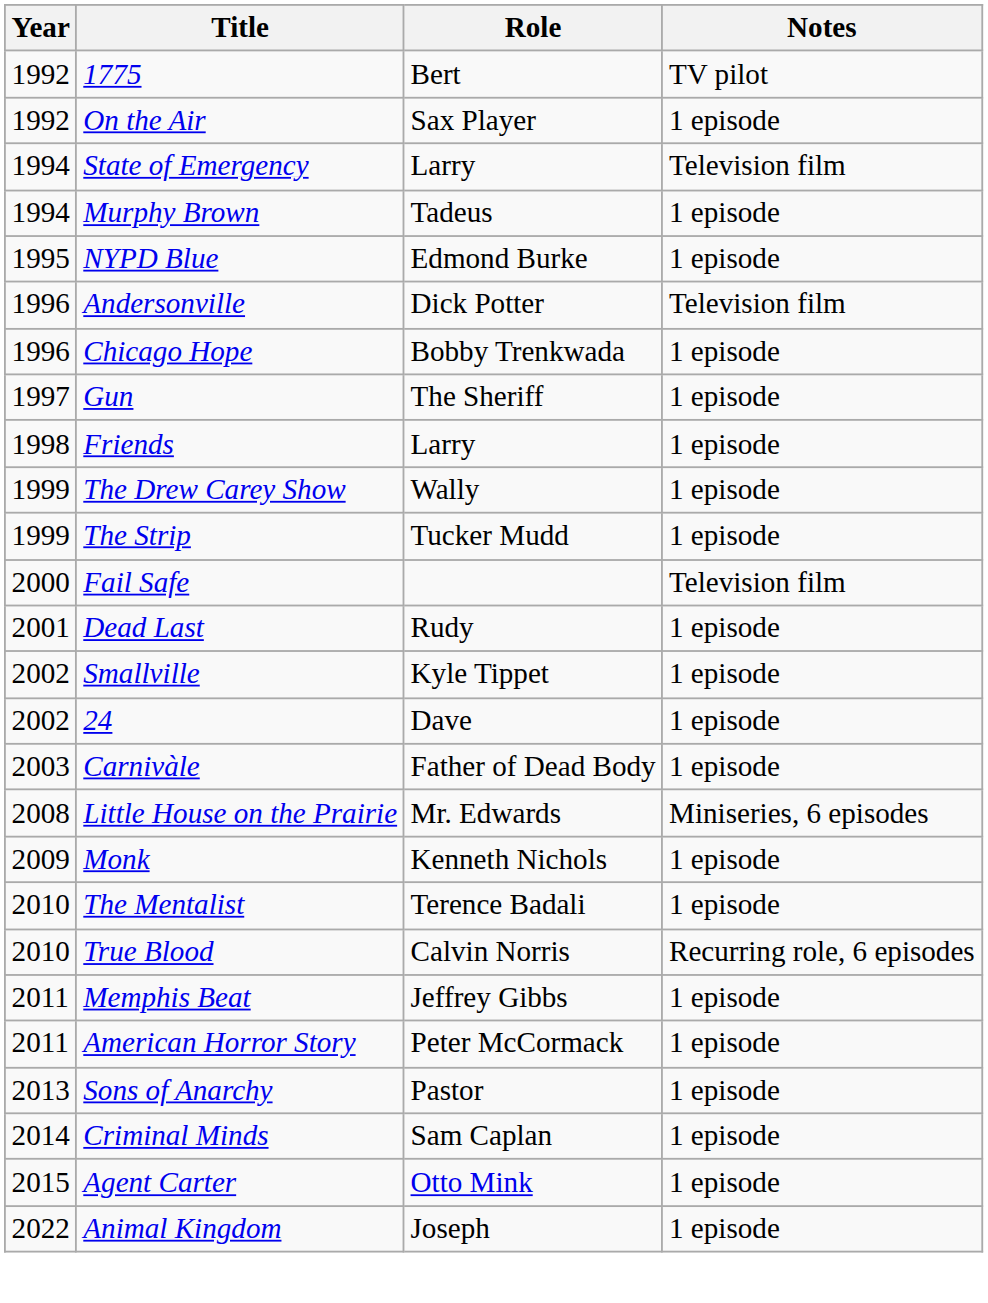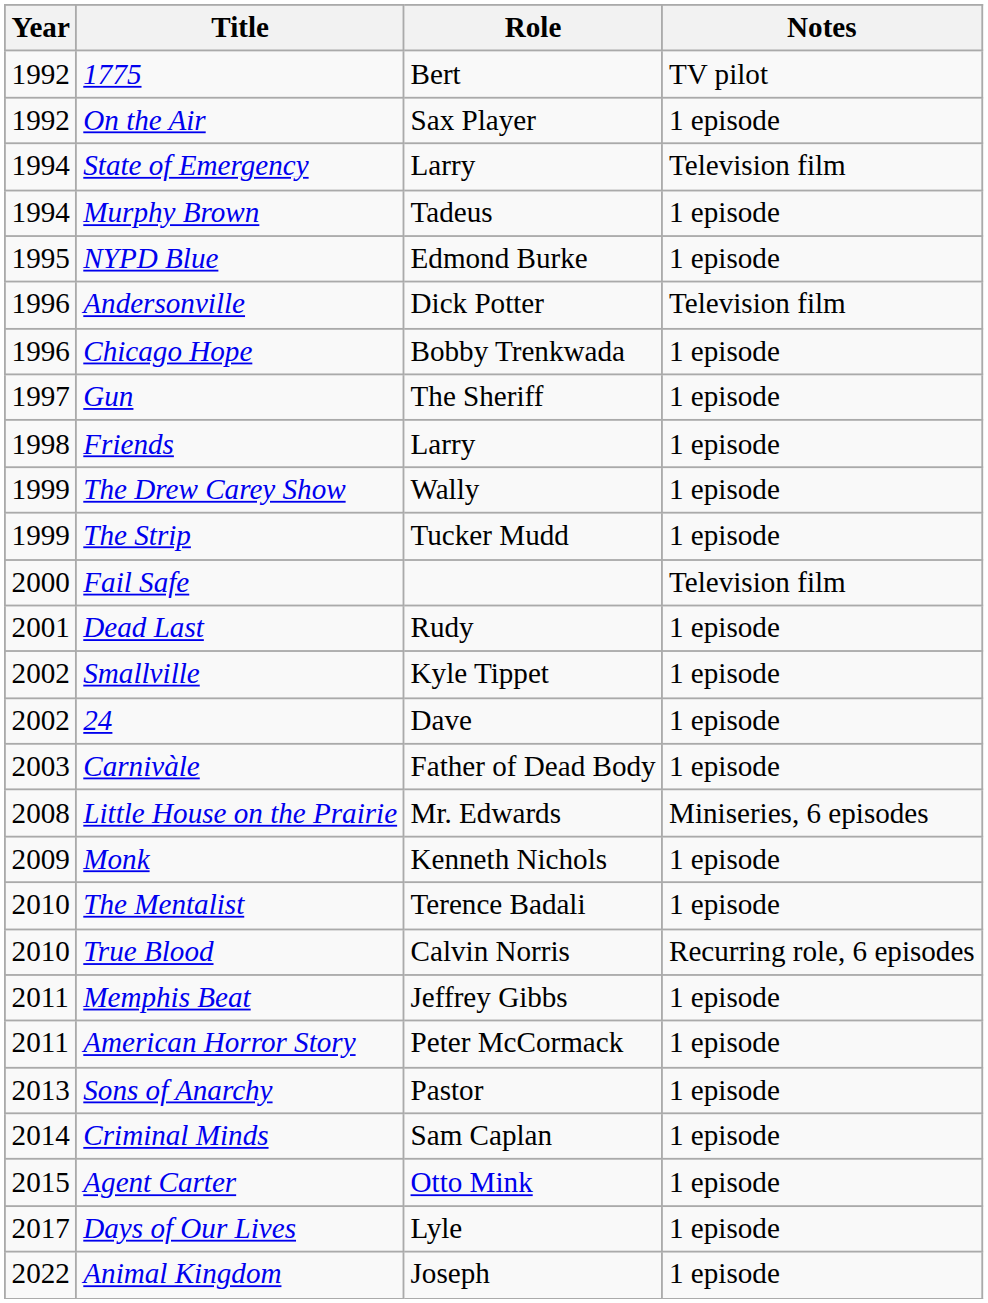+ row: (190, 1228)
